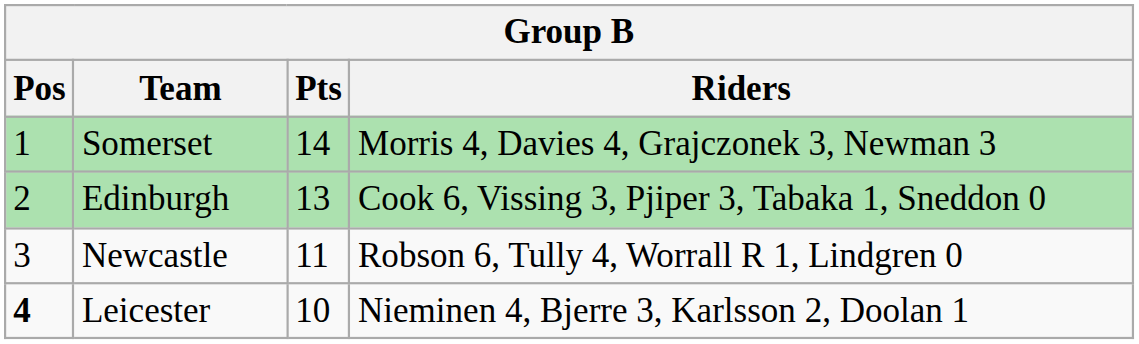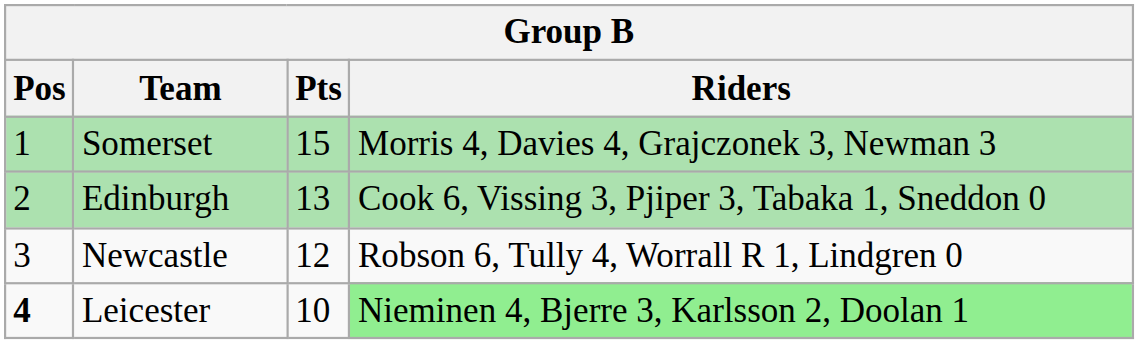(313, 143) 14 -> (313, 143) 15
(312, 254) 11 -> (313, 254) 12
(664, 310) no background -> (664, 310) lightgreen background
